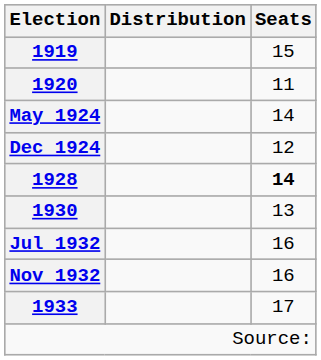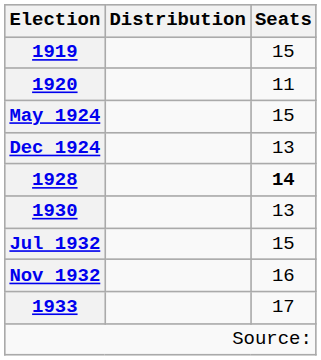(283, 116) 14 -> (283, 116) 15
(283, 148) 12 -> (283, 148) 13
(283, 243) 16 -> (283, 243) 15
